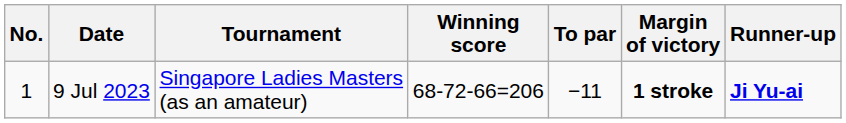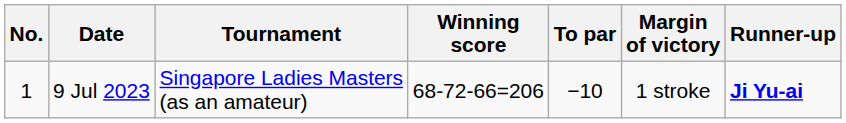(585, 90) −11 -> (585, 90) −10
(673, 90) bold -> (673, 90) normal
